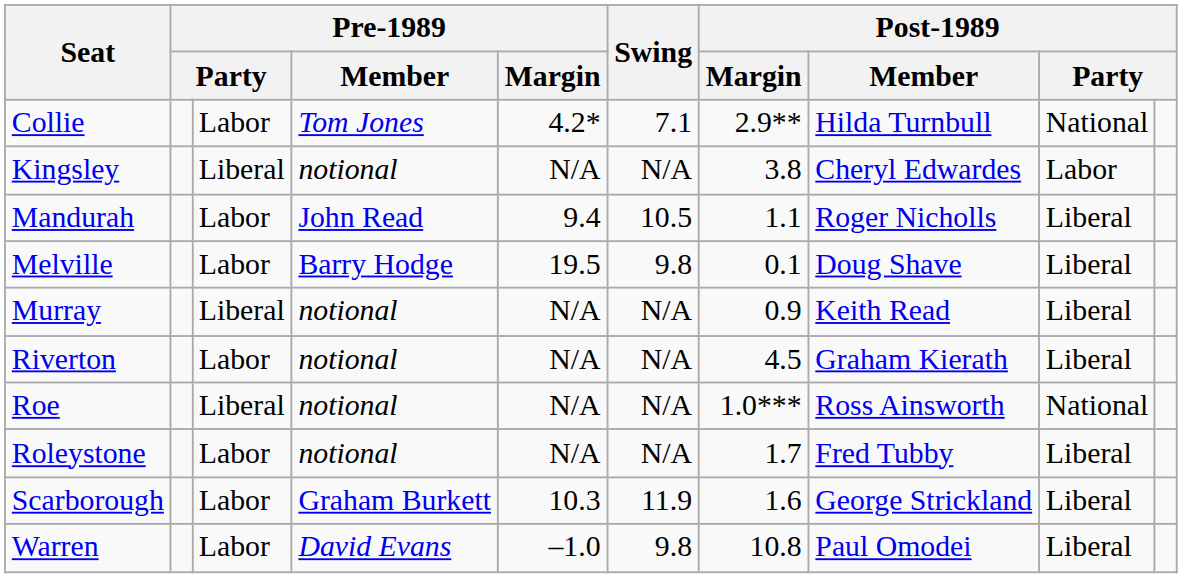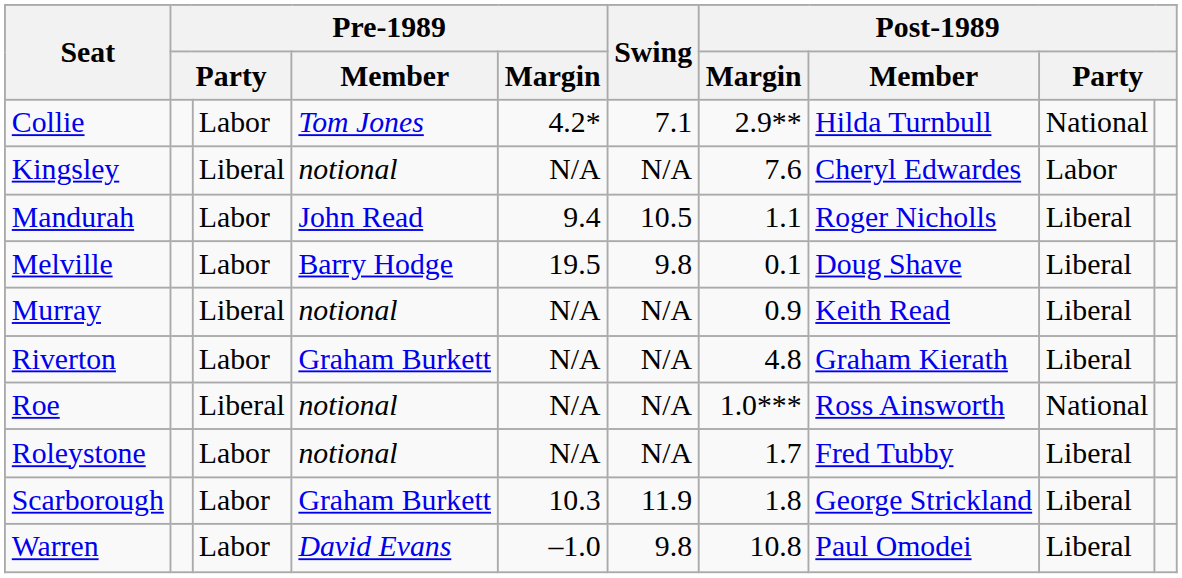(783, 169) 3.8 -> (783, 169) 7.6
(348, 358) notional -> (395, 358) Graham Burkett
(783, 358) 4.5 -> (783, 358) 4.8
(783, 500) 1.6 -> (783, 500) 1.8
